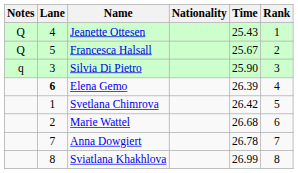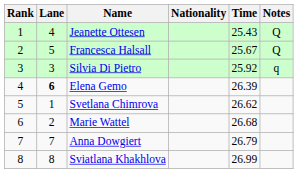columns swapped: (277, 13) <-> (21, 13)
(245, 68) 25.90 -> (244, 68) 25.92
(245, 104) 26.42 -> (244, 104) 26.62
(245, 141) 26.78 -> (244, 141) 26.79
